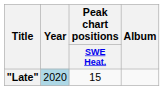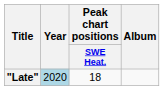(95, 77) 15 -> (95, 77) 18
